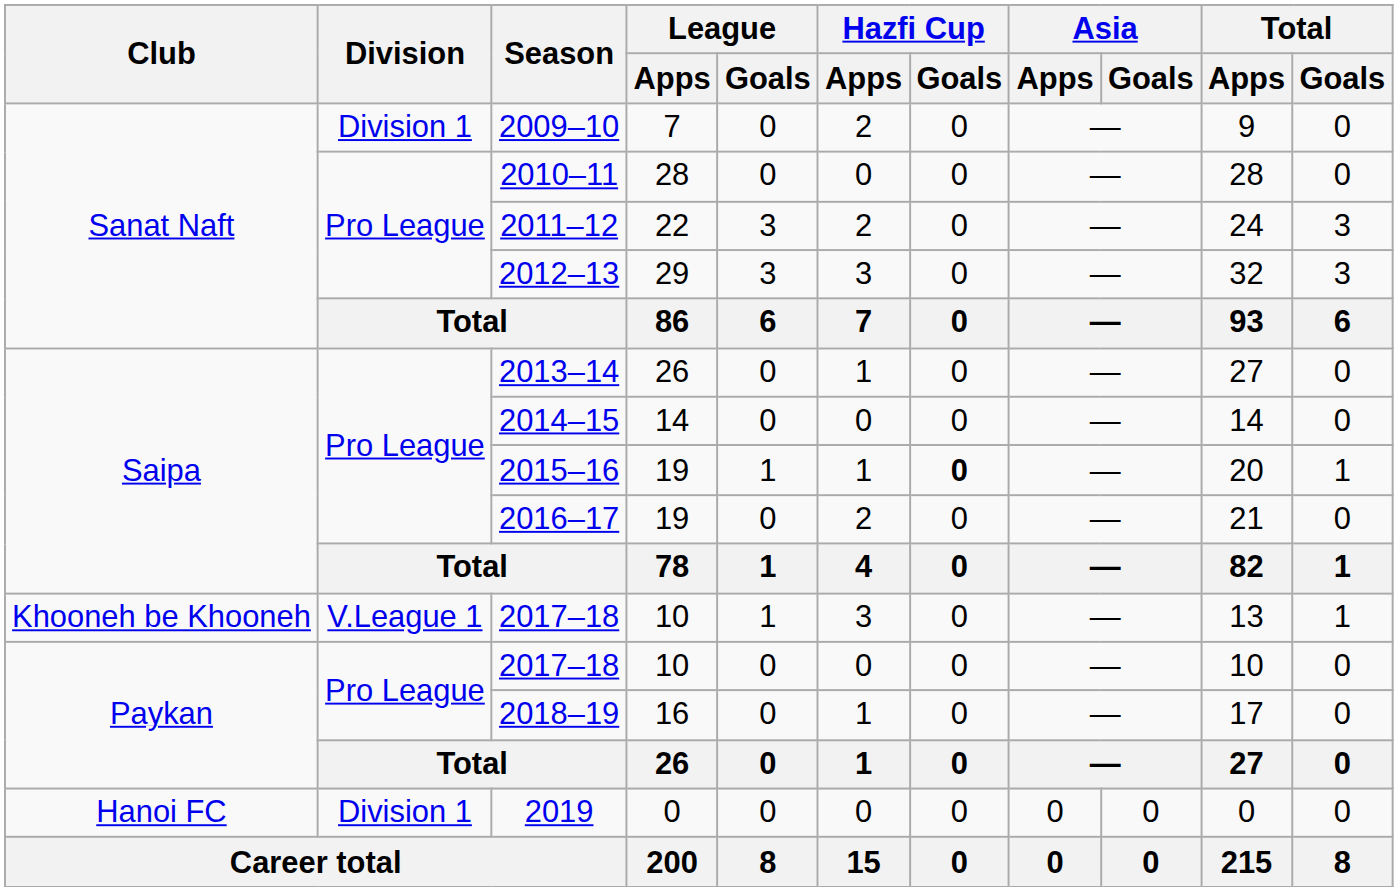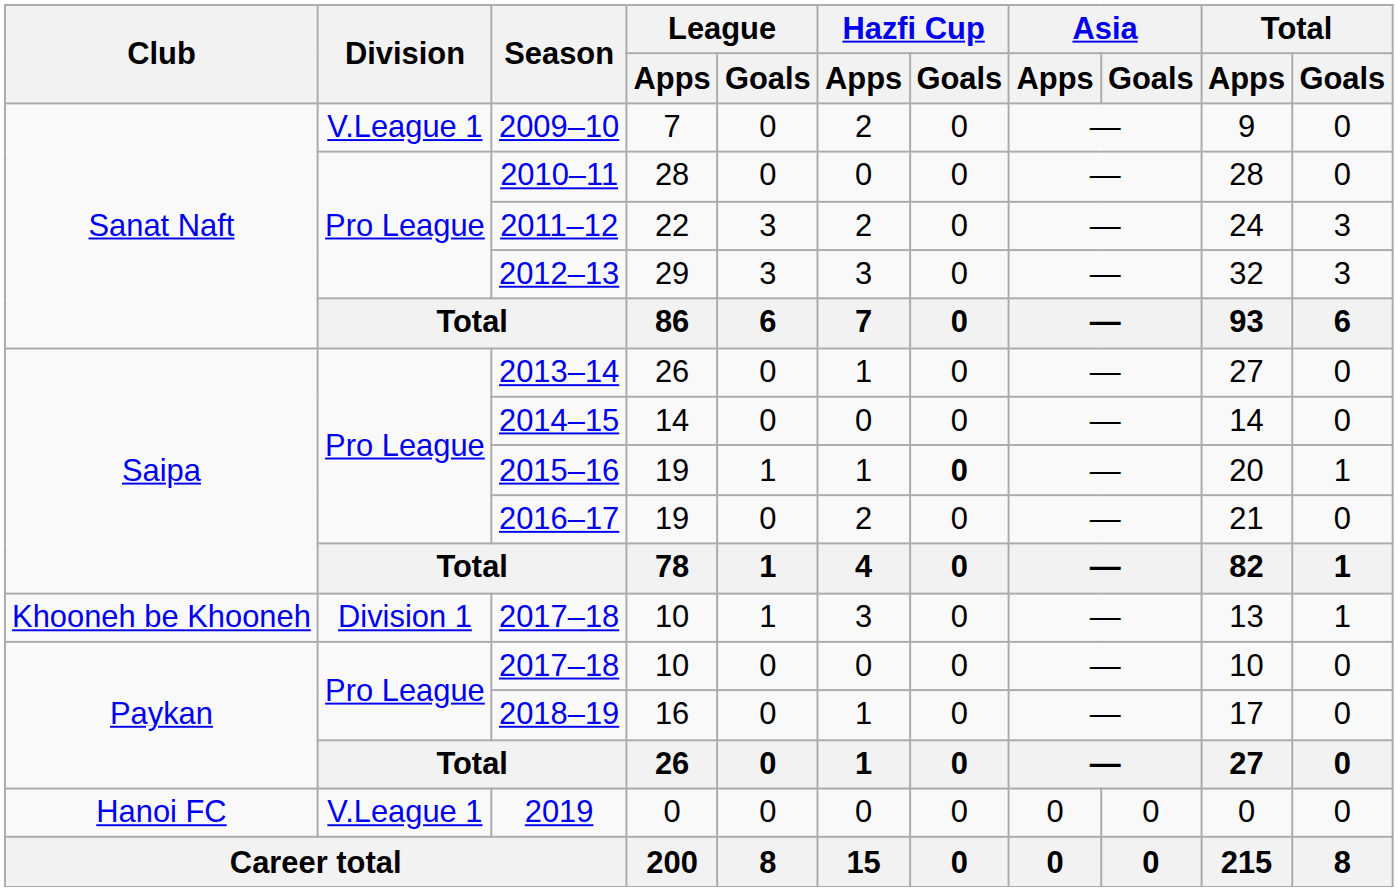(405, 126) Division 1 -> (405, 126) V.League 1
(405, 616) V.League 1 -> (405, 616) Division 1
(405, 812) Division 1 -> (405, 812) V.League 1
